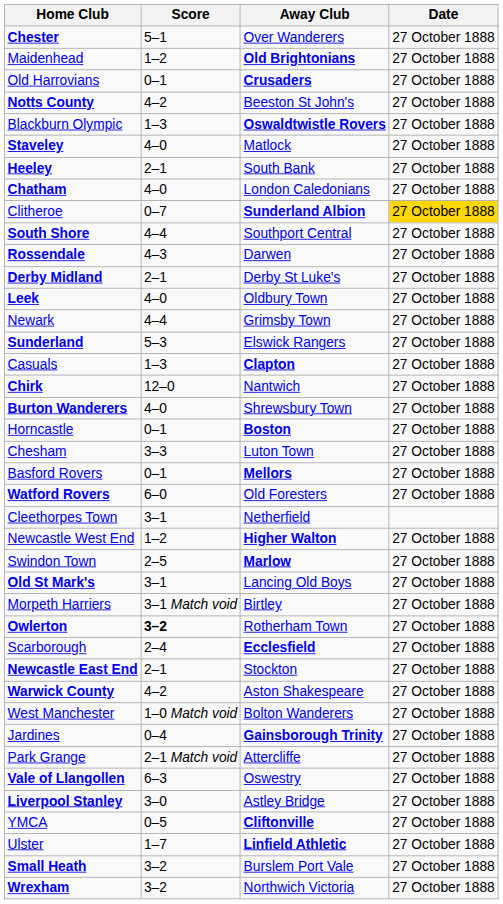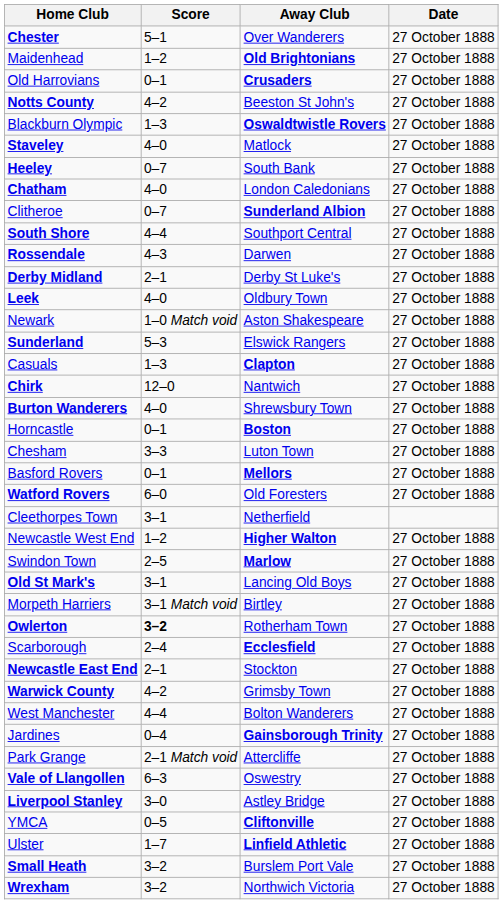(155, 168) 2–1 -> (155, 168) 0–7
(443, 211) gold background -> (443, 211) no background
(155, 320) 4–4 -> (191, 320) 1–0 Match void
(287, 320) Grimsby Town -> (304, 320) Aston Shakespeare
(304, 691) Aston Shakespeare -> (287, 691) Grimsby Town
(191, 713) 1–0 Match void -> (155, 713) 4–4
